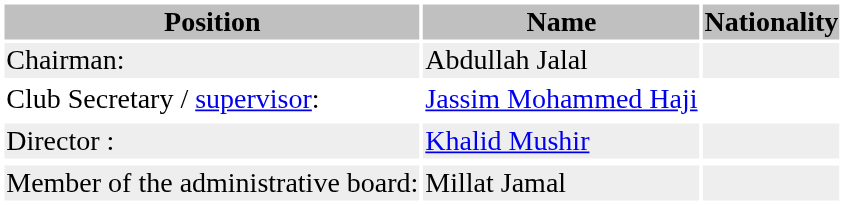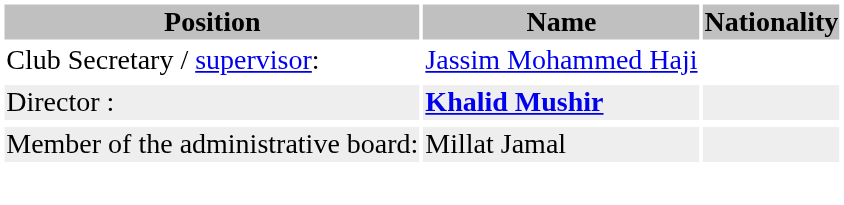- row: (65, 60)
(507, 140) normal -> (514, 102) bold
